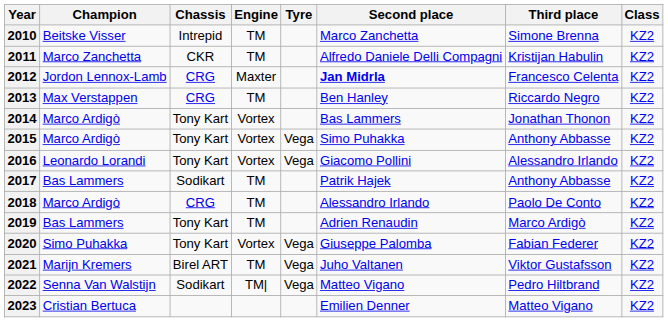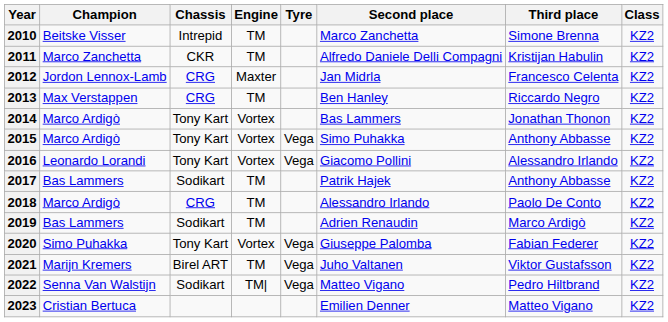(352, 77) bold -> (350, 77) normal
(200, 222) Tony Kart -> (200, 222) Sodikart
